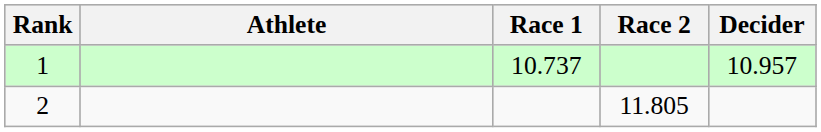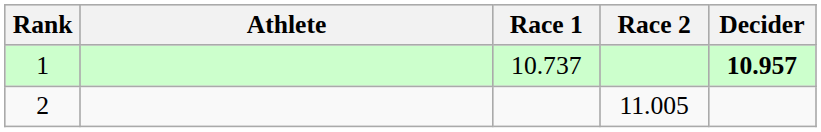(762, 65) normal -> (762, 65) bold
(654, 106) 11.805 -> (654, 106) 11.005
